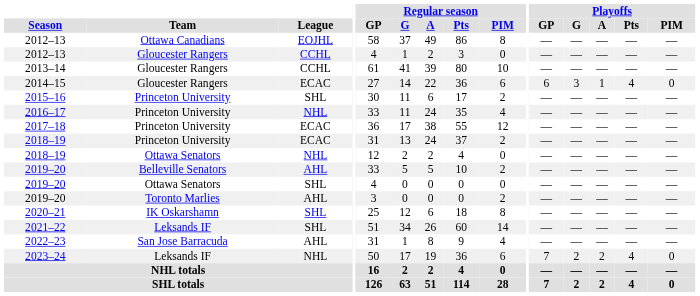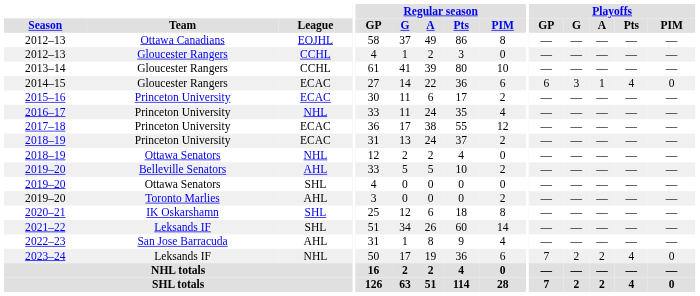(315, 97) SHL -> (315, 97) ECAC
